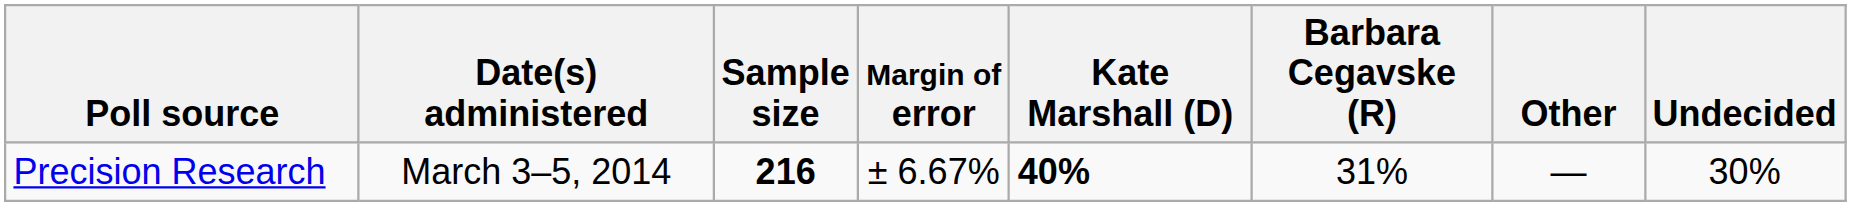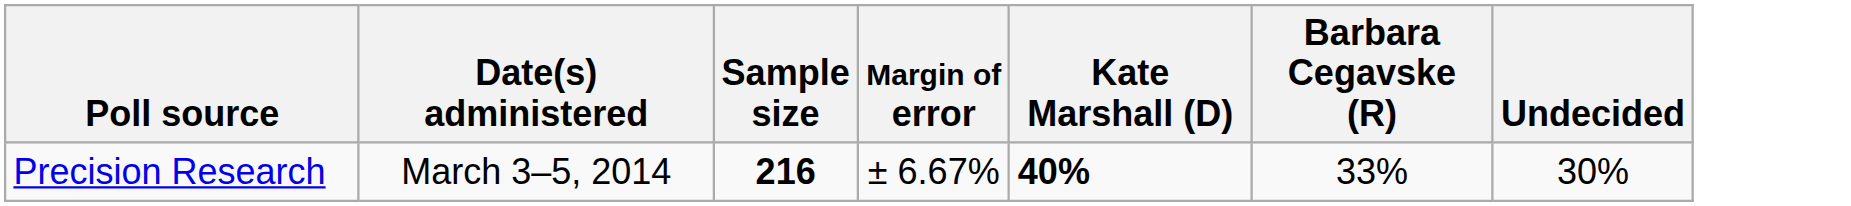- column: (1569, 114)
(1372, 171) 31% -> (1372, 171) 33%
